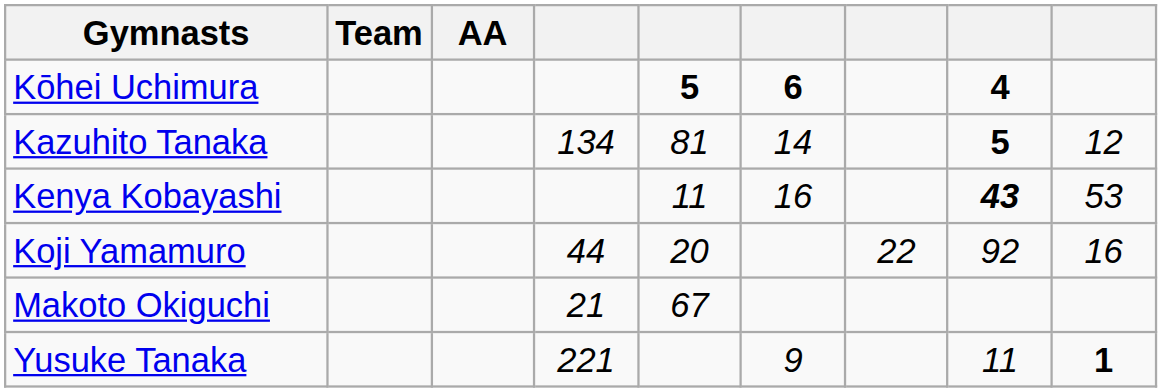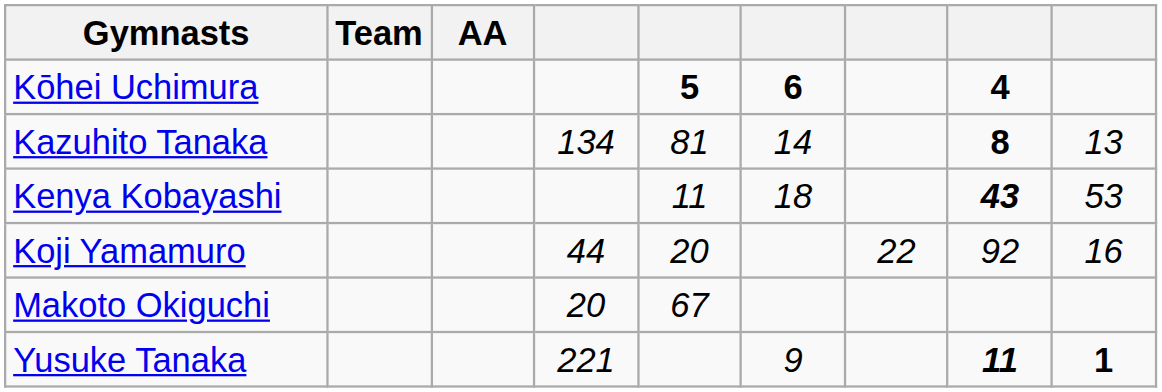(1000, 142) 5 -> (1000, 142) 8
(1104, 142) 12 -> (1104, 142) 13
(793, 196) 16 -> (793, 196) 18
(586, 306) 21 -> (586, 306) 20
(1000, 360) normal -> (1000, 360) bold
